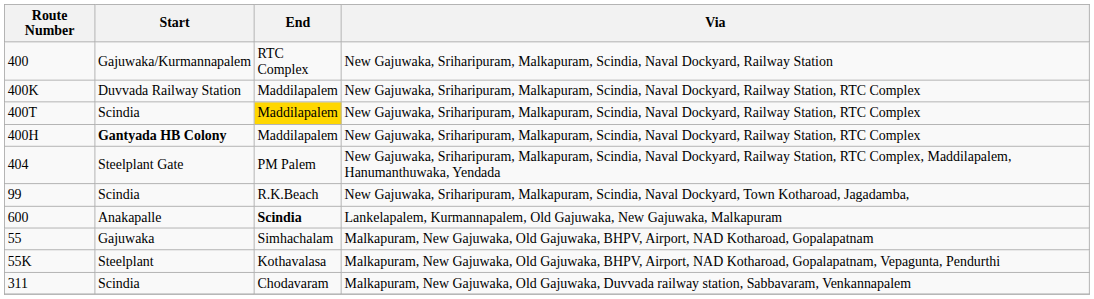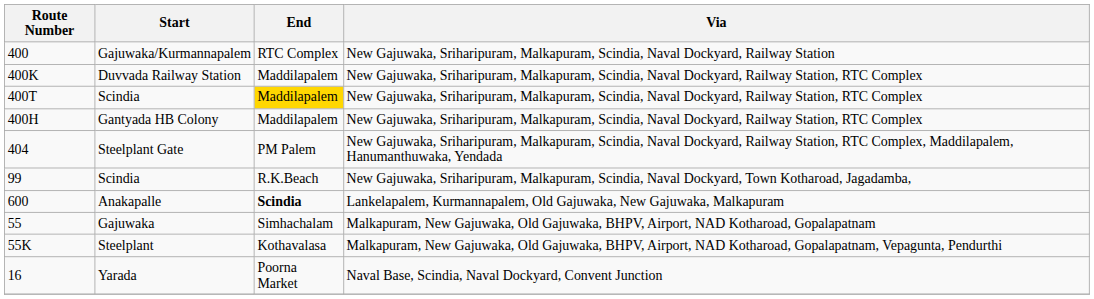(162, 135) bold -> (158, 119) normal
+ row: (15, 275)
- row: (18, 283)
